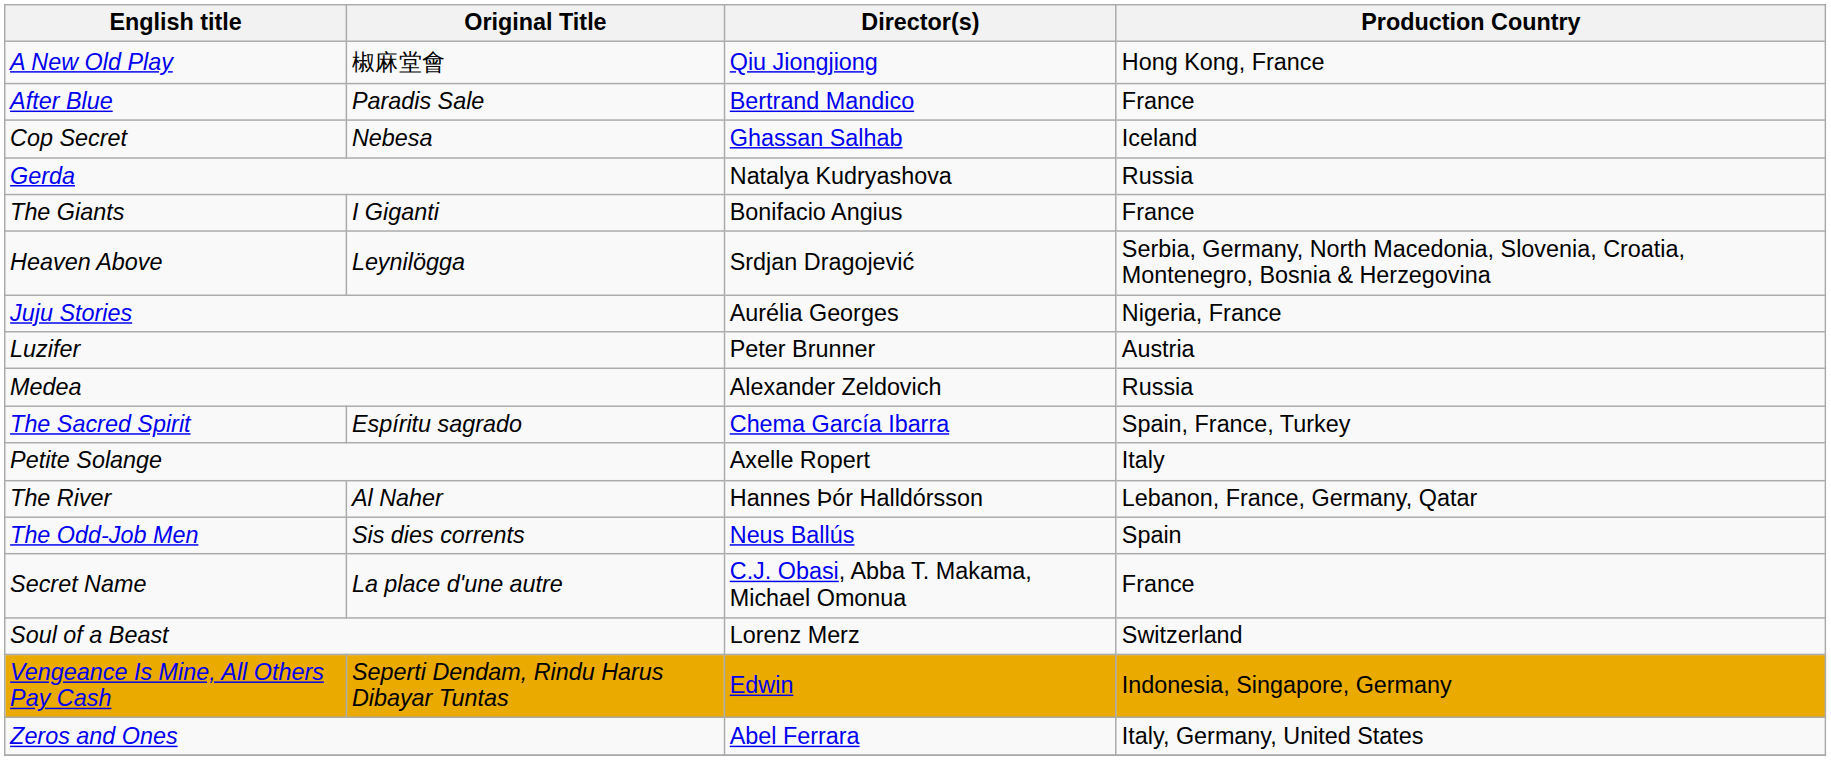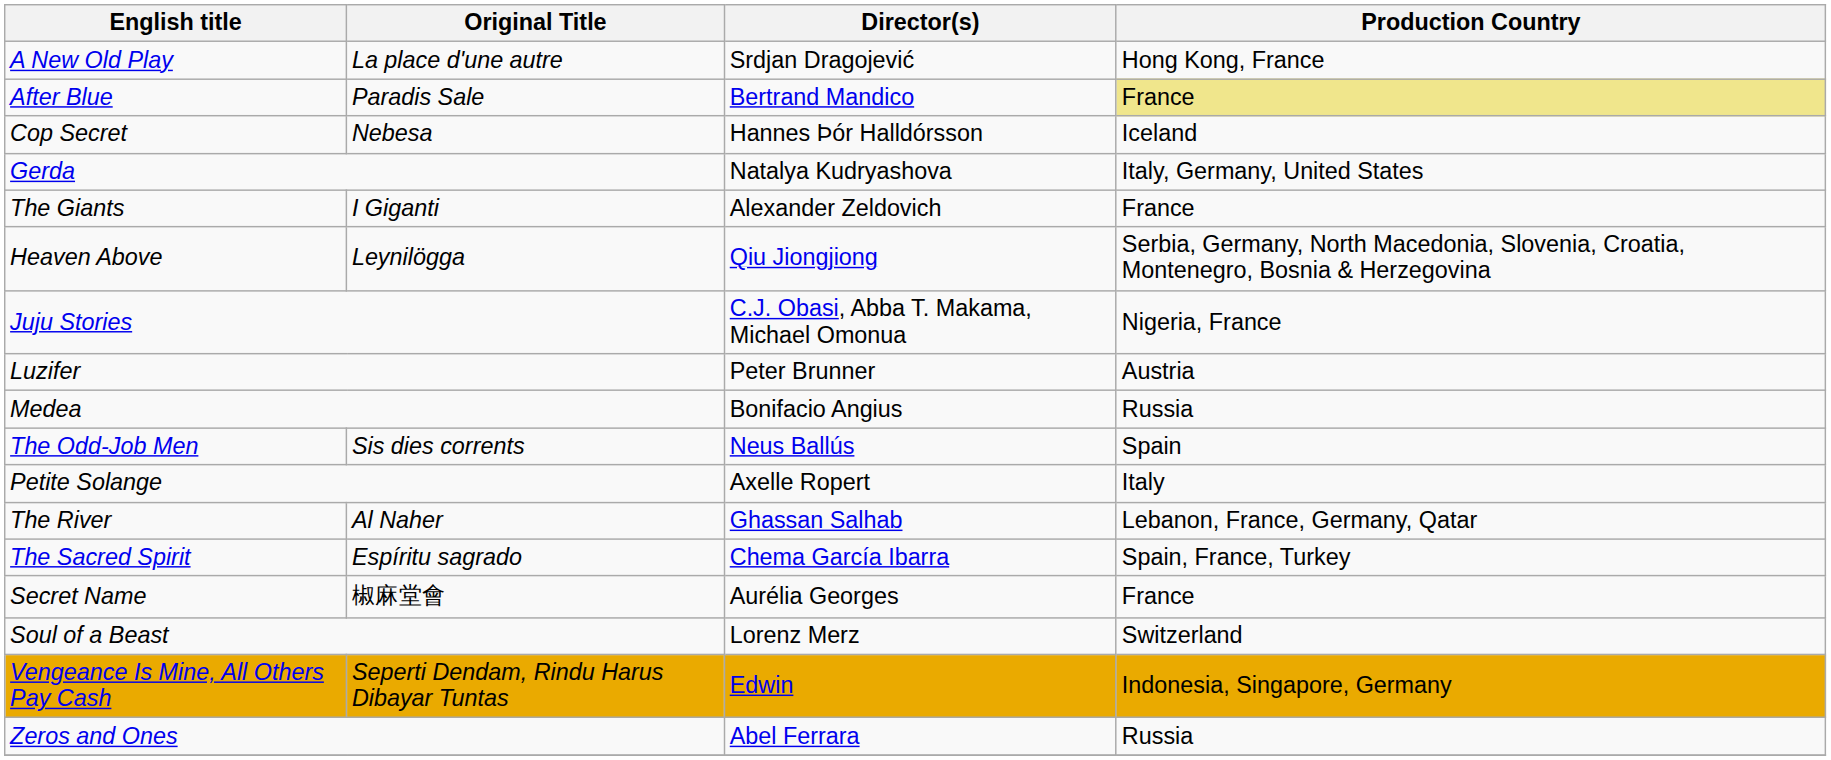(399, 61) 椒麻堂會 -> (457, 60) La place d'une autre
(804, 62) Qiu Jiongjiong -> (822, 60) Srdjan Dragojević
(1158, 101) no background -> (1158, 97) khaki background
(816, 138) Ghassan Salhab -> (856, 134) Hannes Þór Halldórsson
(1158, 175) Russia -> (1273, 171) Italy, Germany, United States
(816, 212) Bonifacio Angius -> (836, 208) Alexander Zeldovich
(822, 262) Srdjan Dragojević -> (804, 258) Qiu Jiongjiong
(814, 313) Aurélia Georges -> (881, 321) C.J. Obasi, Abba T. Makama, Michael Omonua
(836, 387) Alexander Zeldovich -> (816, 409) Bonifacio Angius
rows swapped: (104, 535) <-> (100, 424)
(856, 498) Hannes Þór Halldórsson -> (816, 520) Ghassan Salhab
(457, 585) La place d'une autre -> (399, 595) 椒麻堂會
(881, 585) C.J. Obasi, Abba T. Makama, Michael Omonua -> (814, 596) Aurélia Georges
(1273, 736) Italy, Germany, United States -> (1158, 736) Russia
